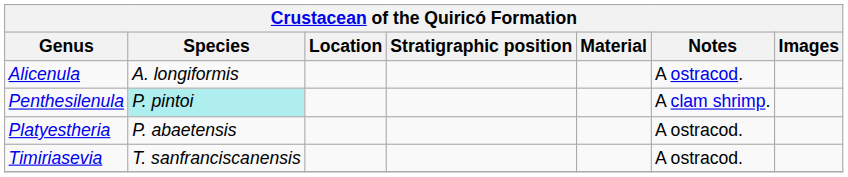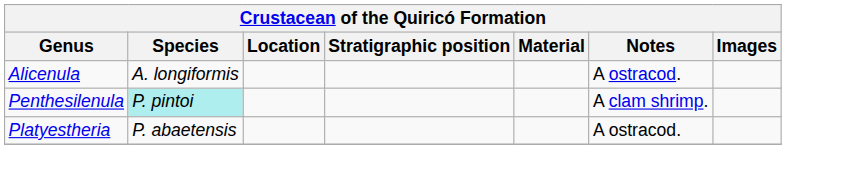- row: (55, 158)
